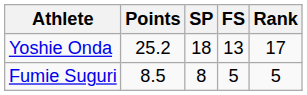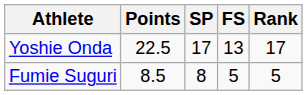(153, 48) 25.2 -> (153, 48) 22.5
(201, 48) 18 -> (201, 48) 17
